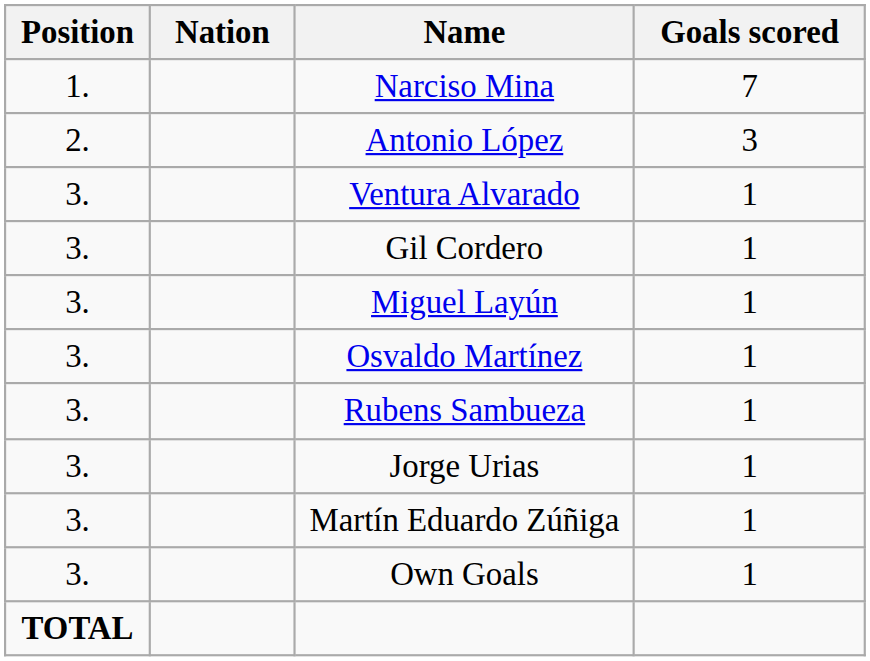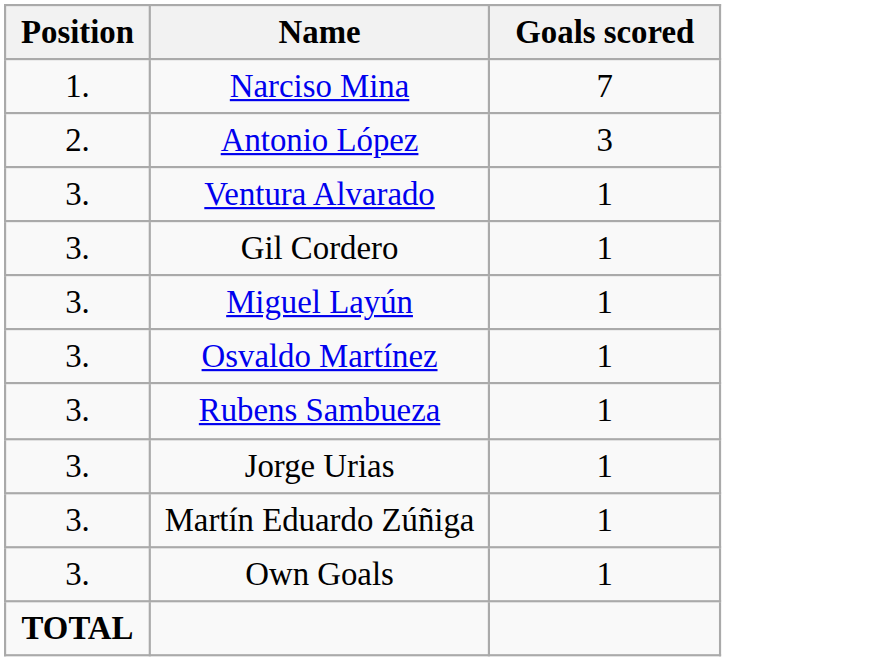- column: (222, 31)
